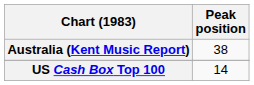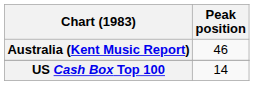(221, 49) 38 -> (221, 49) 46
